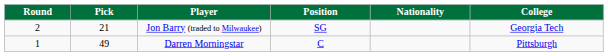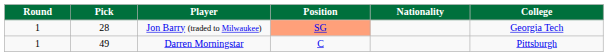(38, 28) 2 -> (38, 28) 1
(104, 28) 21 -> (104, 28) 28
(320, 28) no background -> (320, 28) lightsalmon background
